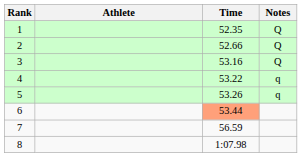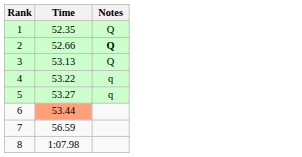- column: (119, 12)
(278, 45) normal -> (111, 45) bold
(231, 62) 53.16 -> (64, 62) 53.13
(231, 95) 53.26 -> (64, 95) 53.27
